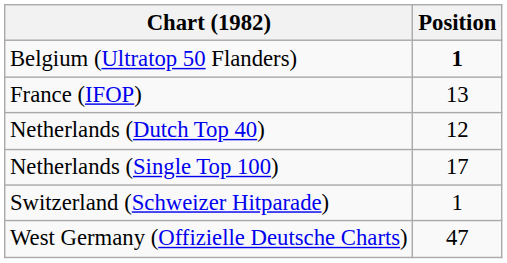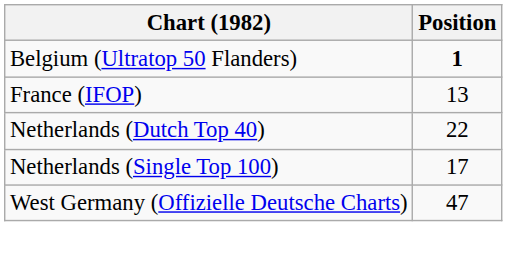(457, 130) 12 -> (457, 130) 22
- row: (170, 202)
